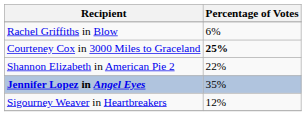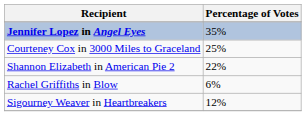rows swapped: (76, 84) <-> (62, 31)
(217, 48) bold -> (216, 48) normal
